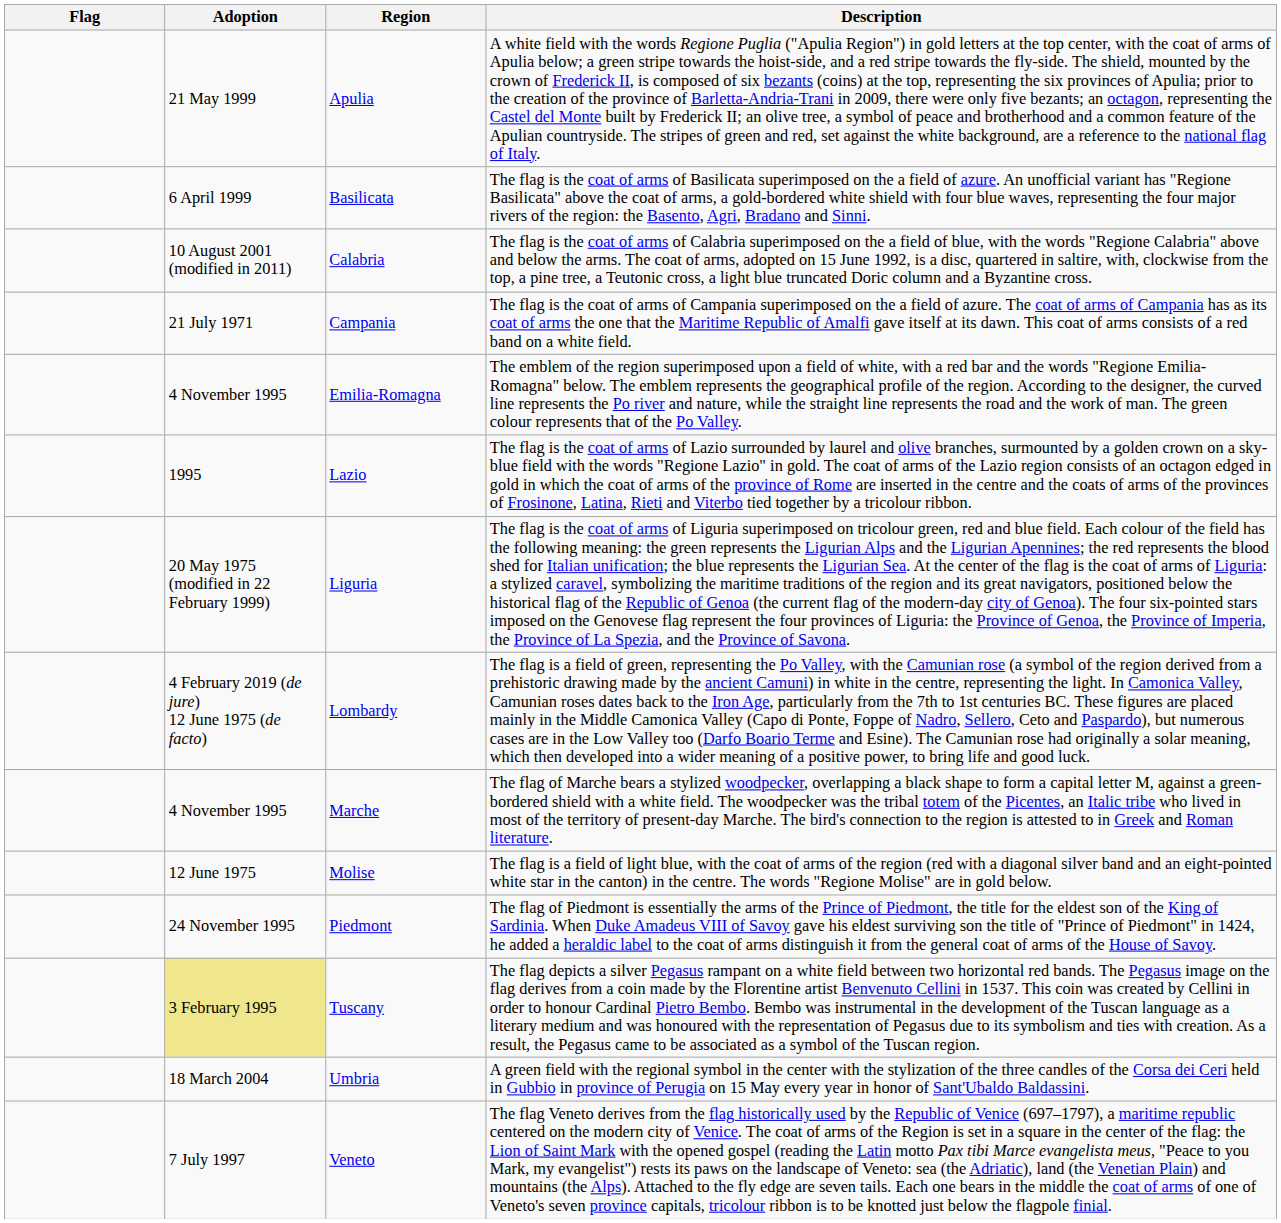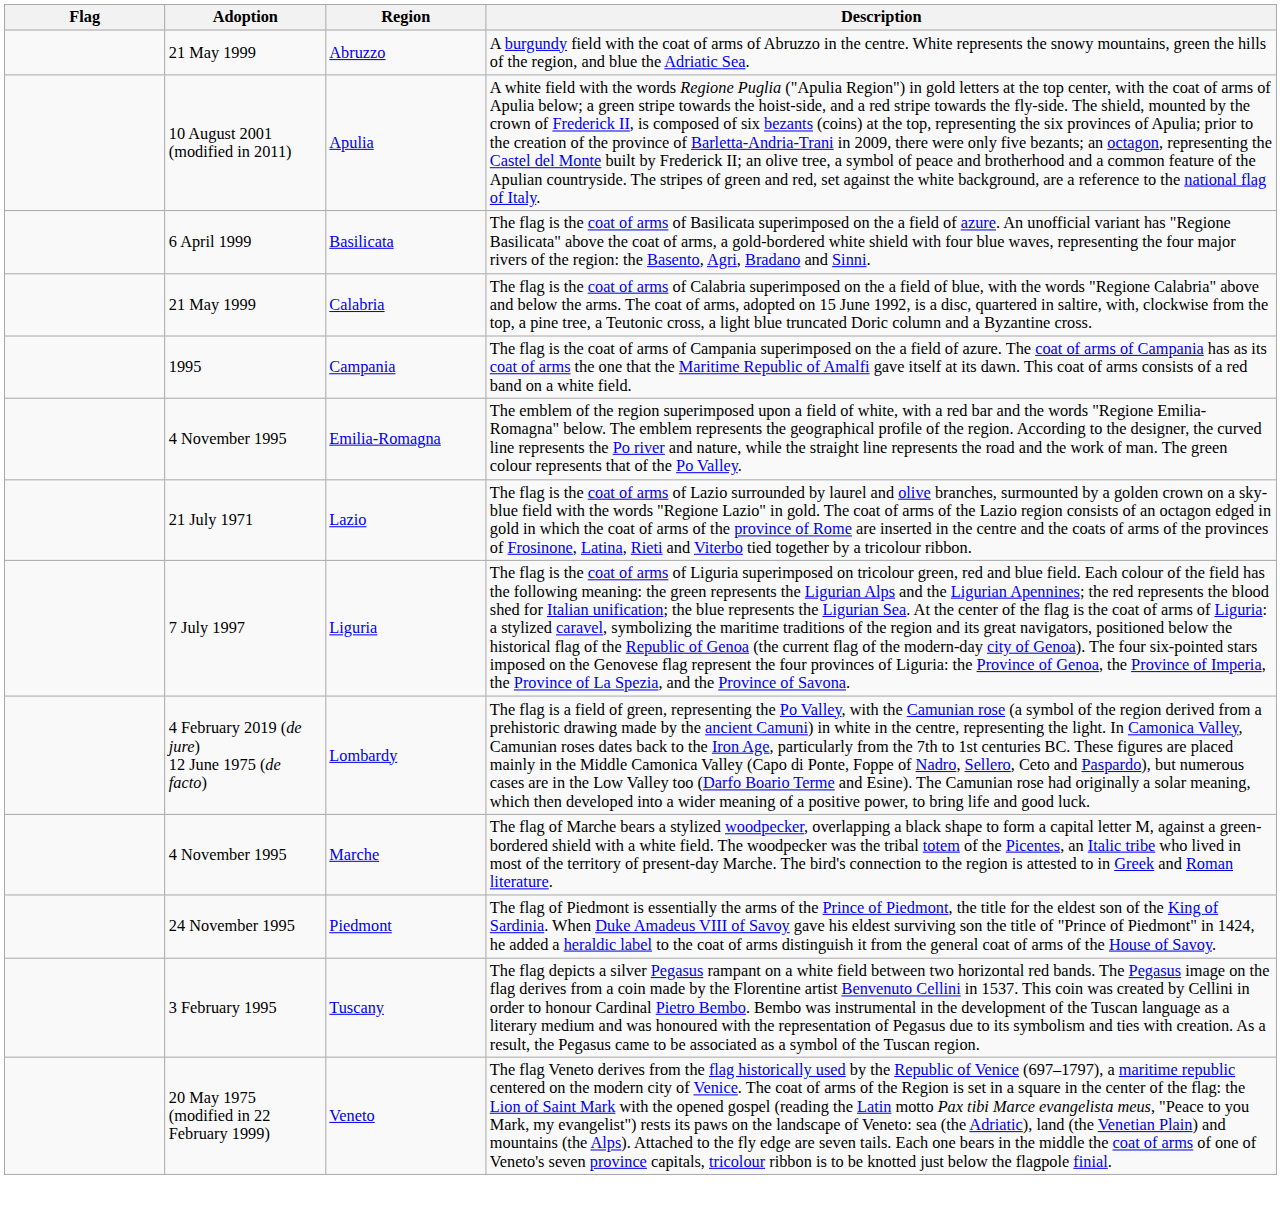+ row: (357, 52)
(212, 98) 21 May 1999 -> (230, 142) 10 August 2001 (modified in 2011)
(230, 260) 10 August 2001 (modified in 2011) -> (212, 304) 21 May 1999
(211, 322) 21 July 1971 -> (185, 367) 1995
(185, 475) 1995 -> (211, 519) 21 July 1971
(220, 584) 20 May 1975 (modified in 22 February 1999) -> (207, 628) 7 July 1997
- row: (352, 872)
(223, 1007) khaki background -> (223, 1007) no background
- row: (354, 1079)
(207, 1160) 7 July 1997 -> (220, 1115) 20 May 1975 (modified in 22 February 1999)
